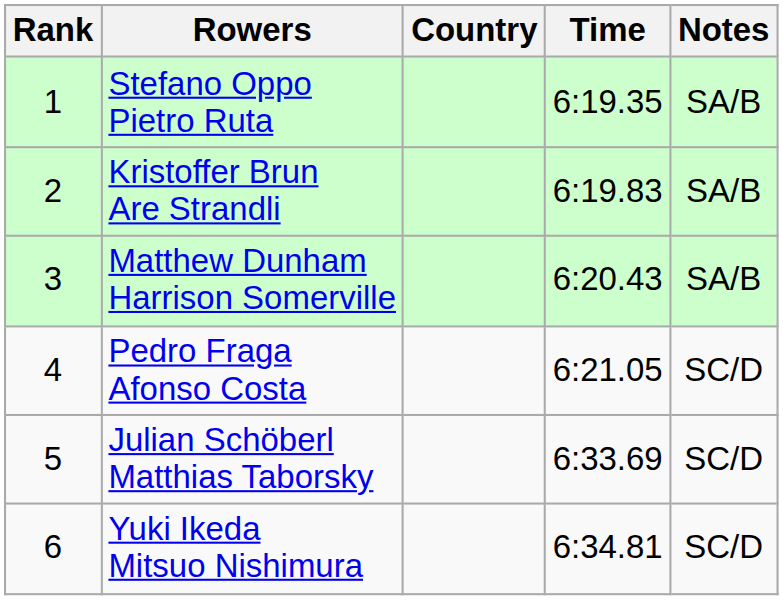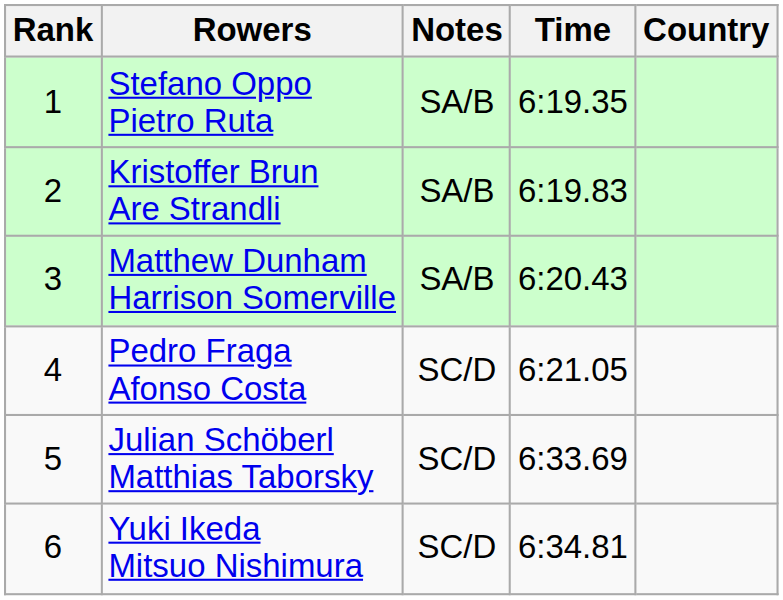columns swapped: (474, 30) <-> (724, 30)
